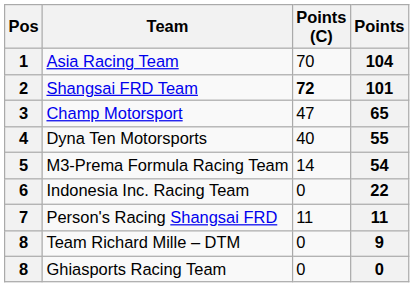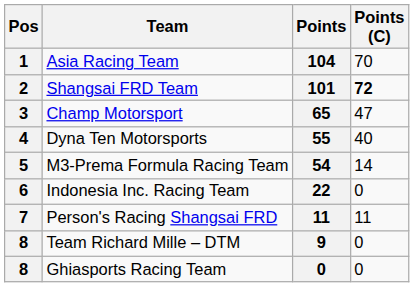columns swapped: (379, 26) <-> (321, 26)
